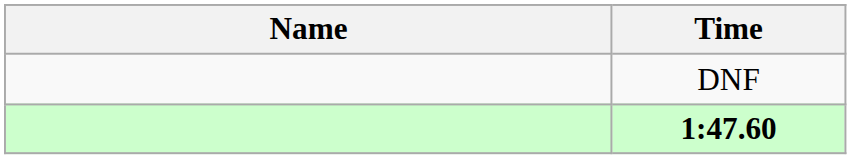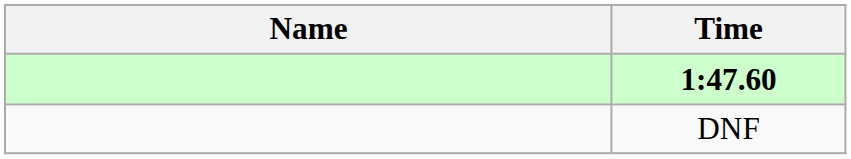rows swapped: (729, 128) <-> (729, 78)
